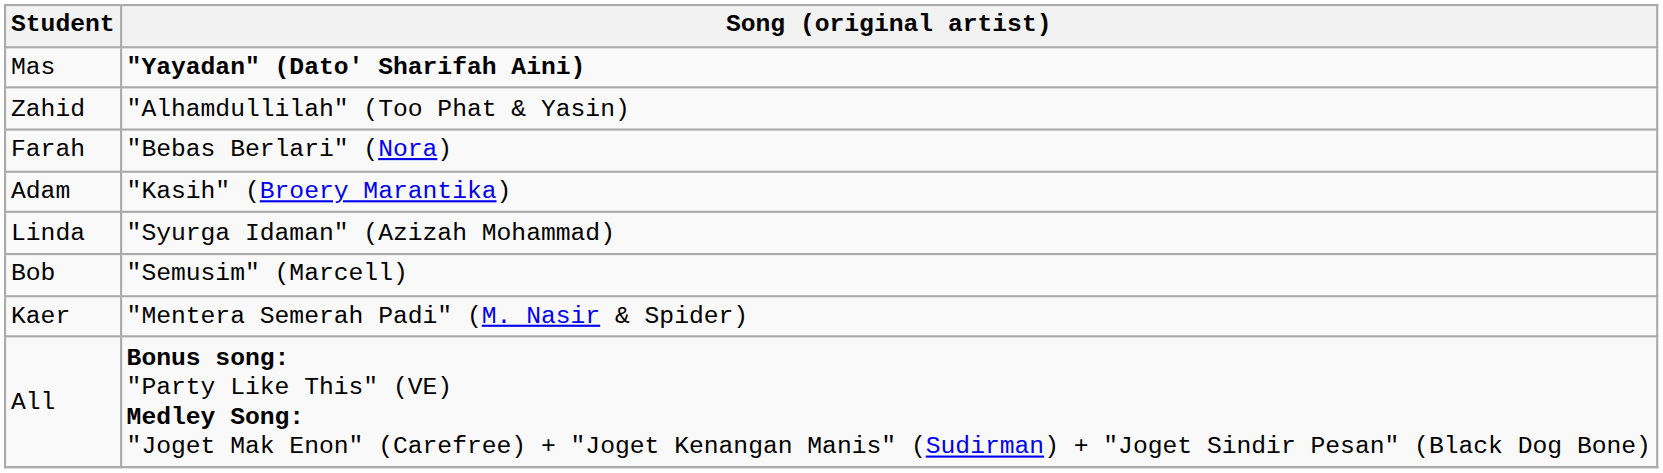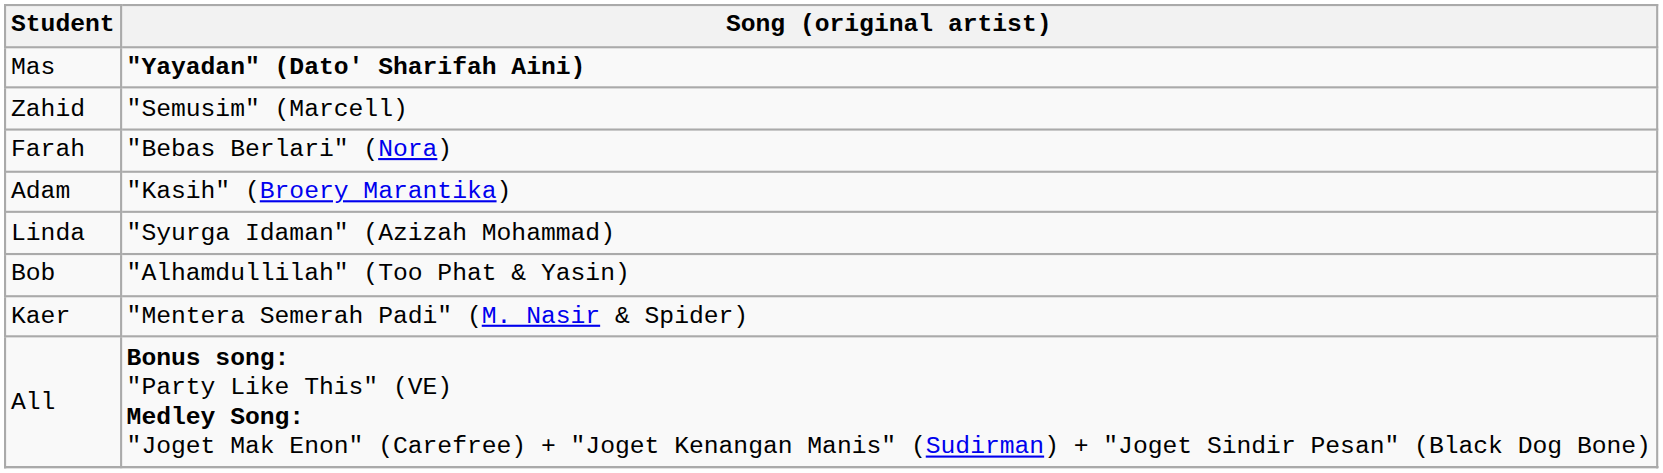(378, 108) "Alhamdullilah" (Too Phat & Yasin) -> (267, 108) "Semusim" (Marcell)
(267, 274) "Semusim" (Marcell) -> (378, 274) "Alhamdullilah" (Too Phat & Yasin)
